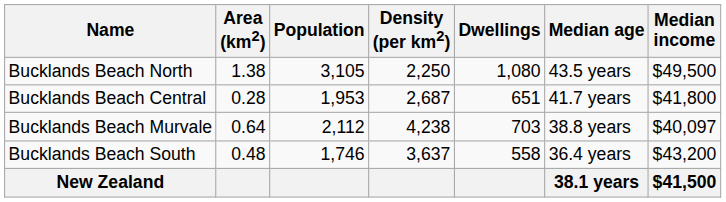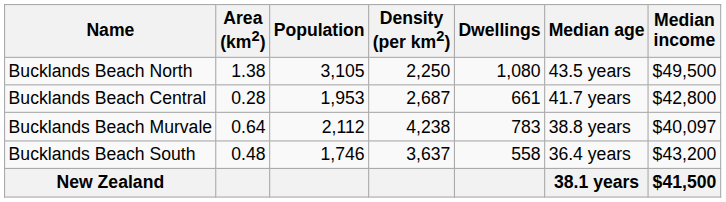(526, 98) 651 -> (526, 98) 661
(684, 98) $41,800 -> (684, 98) $42,800
(526, 126) 703 -> (526, 126) 783
